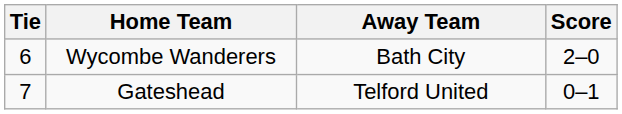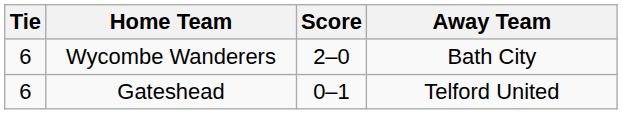columns swapped: (581, 21) <-> (421, 21)
(25, 91) 7 -> (25, 91) 6
